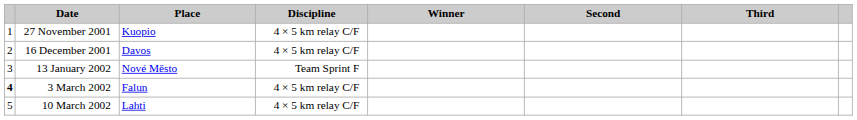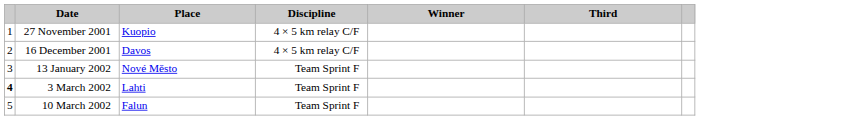- column: (603, 13)
(135, 87) Falun -> (134, 87) Lahti
(319, 87) 4 × 5 km relay C/F -> (330, 87) Team Sprint F
(134, 105) Lahti -> (135, 105) Falun
(319, 105) 4 × 5 km relay C/F -> (330, 105) Team Sprint F
